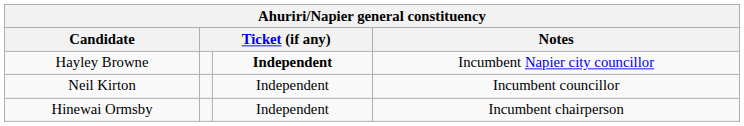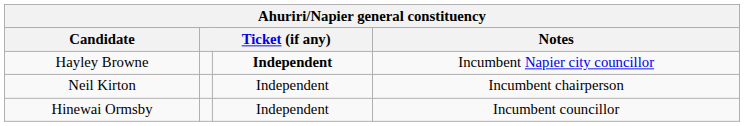(556, 86) Incumbent councillor -> (556, 86) Incumbent chairperson
(556, 109) Incumbent chairperson -> (556, 109) Incumbent councillor
